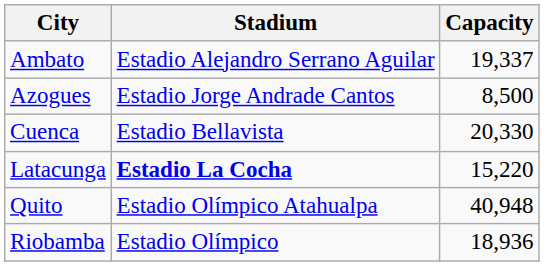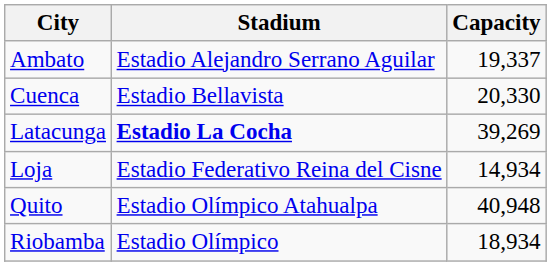- row: (50, 95)
(502, 168) 15,220 -> (509, 132) 39,269
+ row: (31, 168)
(502, 242) 18,936 -> (509, 242) 18,934
